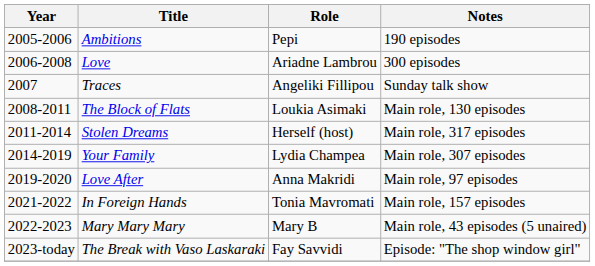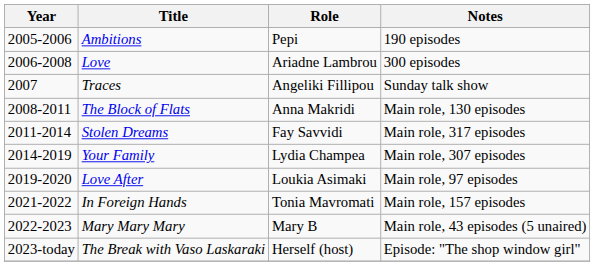(319, 109) Loukia Asimaki -> (313, 109) Anna Makridi
(313, 132) Herself (host) -> (307, 132) Fay Savvidi
(313, 179) Anna Makridi -> (319, 179) Loukia Asimaki
(307, 249) Fay Savvidi -> (313, 249) Herself (host)
